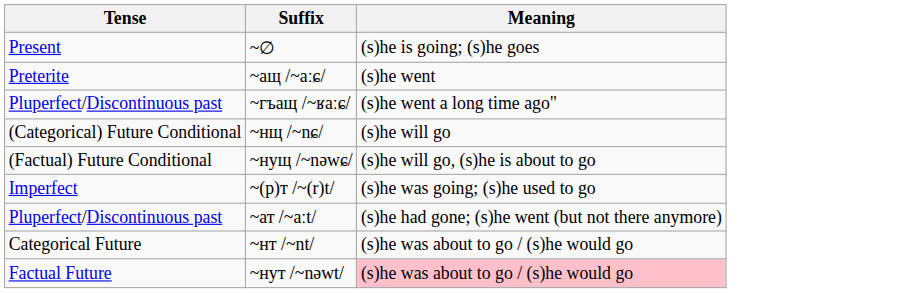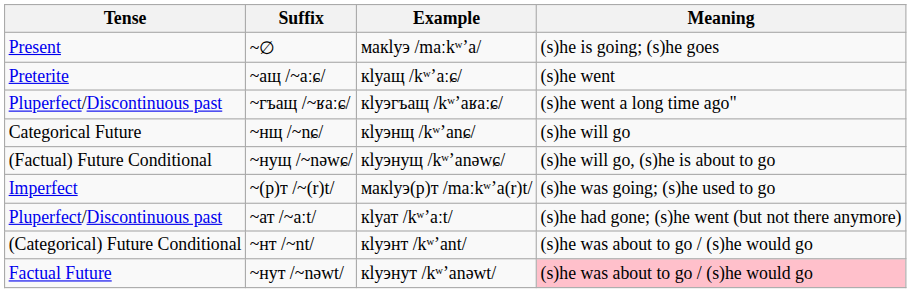+ column: (447, 18)
(125, 132) (Categorical) Future Conditional -> (75, 132) Categorical Future
(75, 245) Categorical Future -> (125, 245) (Categorical) Future Conditional
